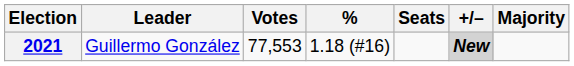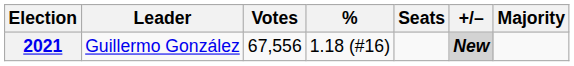(275, 46) 77,553 -> (275, 46) 67,556
